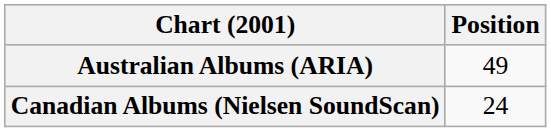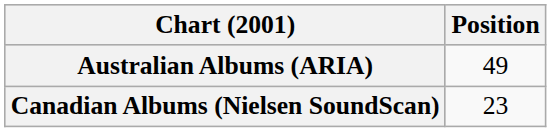(496, 106) 24 -> (496, 106) 23
